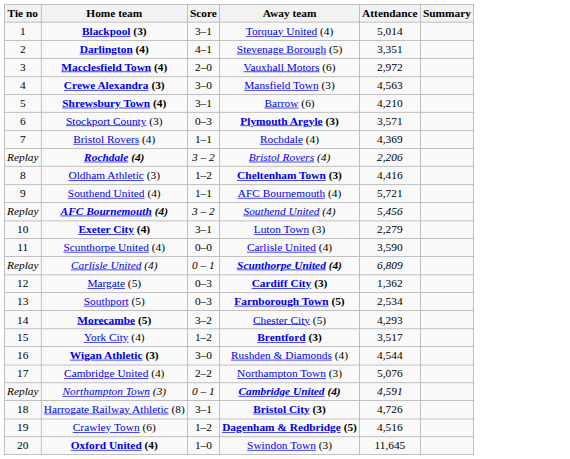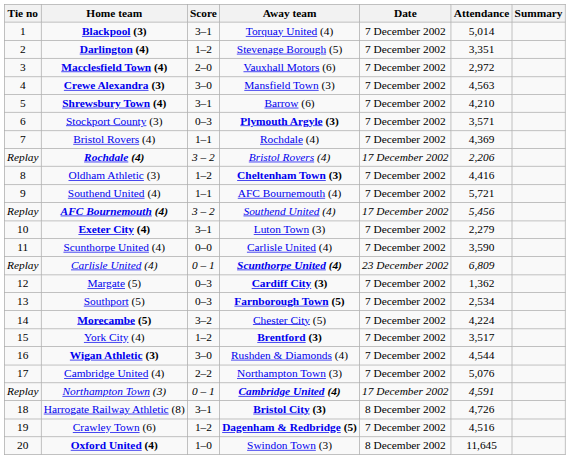+ column: (405, 13)
(203, 49) 4–1 -> (203, 49) 1–2
(390, 319) 4,293 -> (482, 319) 4,224
